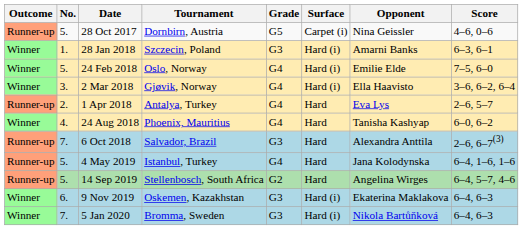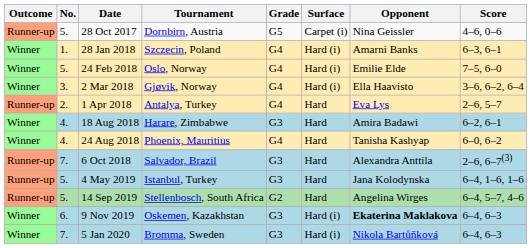(276, 49) G3 -> (276, 49) G4
+ row: (110, 121)
(276, 161) G4 -> (276, 179) G3
(401, 197) normal -> (405, 215) bold
